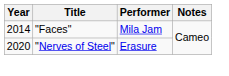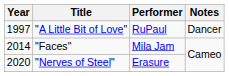+ row: (81, 29)
